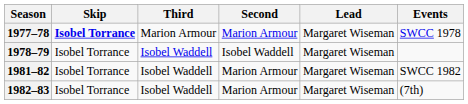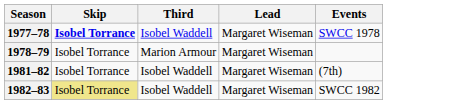- column: (260, 14)
(178, 33) Marion Armour -> (176, 33) Isobel Waddell
(176, 52) Isobel Waddell -> (178, 52) Marion Armour
(430, 71) SWCC 1982 -> (330, 71) (7th)
(92, 90) no background -> (92, 90) khaki background
(412, 90) (7th) -> (349, 90) SWCC 1982
